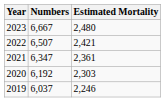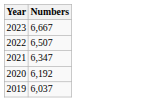- column: (116, 12)
